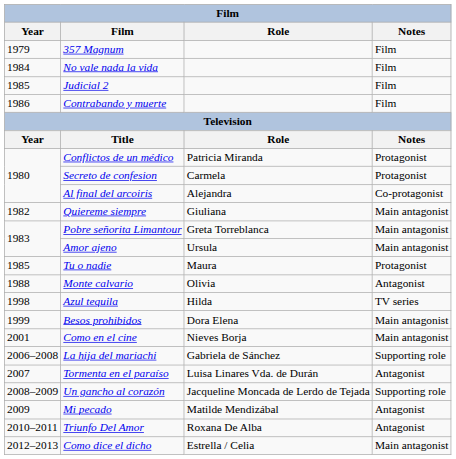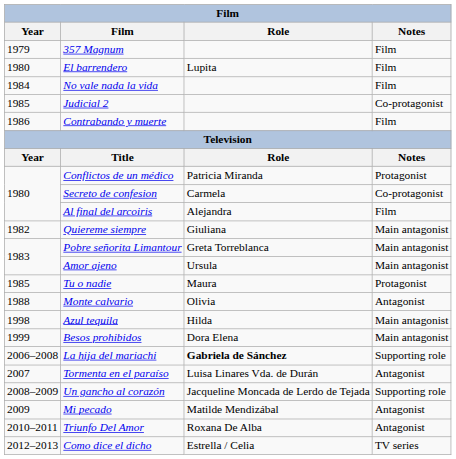+ row: (95, 67)
(386, 85) Film -> (409, 103) Co-protagonist
(401, 175) Protagonist -> (409, 193) Co-protagonist
(409, 193) Co-protagonist -> (386, 211) Film
(397, 301) TV series -> (412, 319) Main antagonist
- row: (100, 337)
(233, 355) normal -> (237, 355) bold
(412, 445) Main antagonist -> (397, 445) TV series
